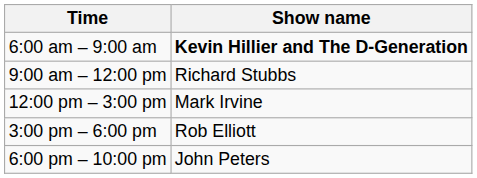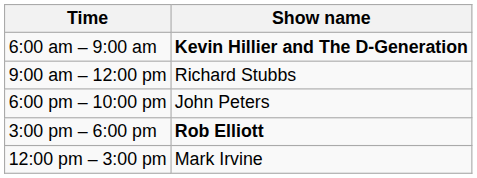rows swapped: (88, 103) <-> (88, 159)
(215, 131) normal -> (219, 131) bold
